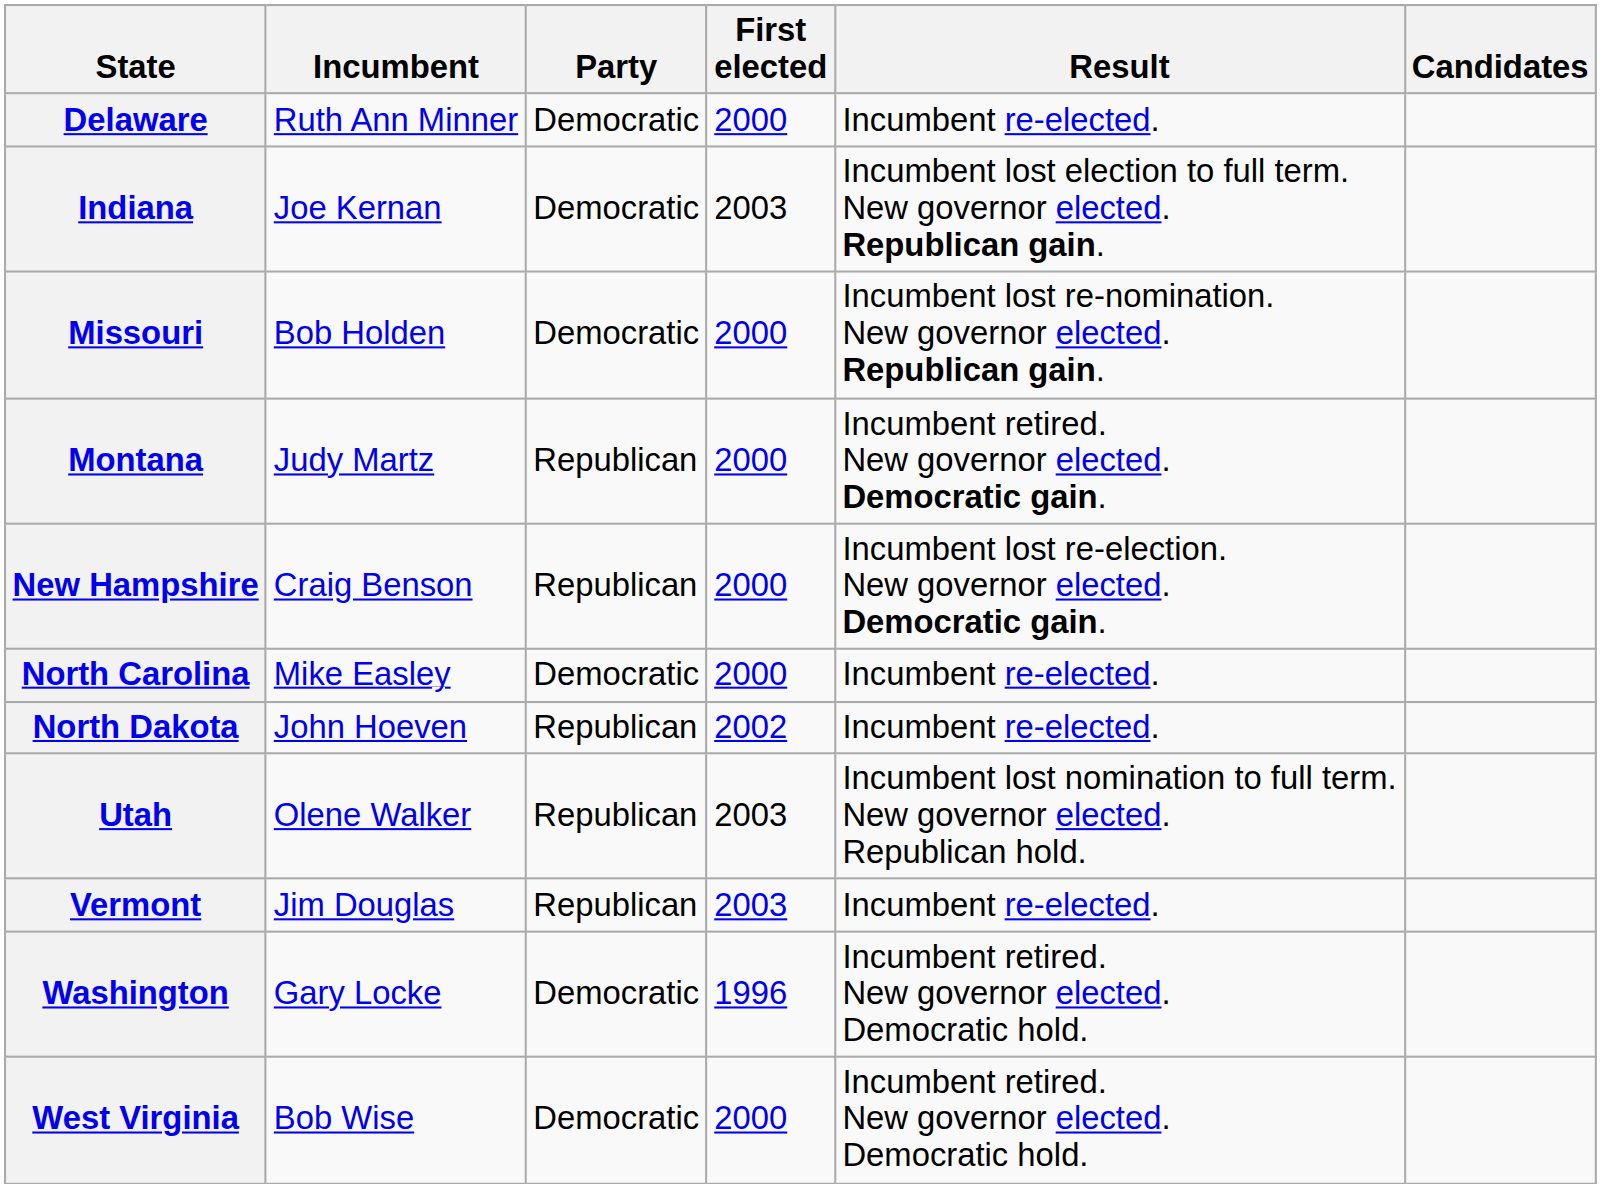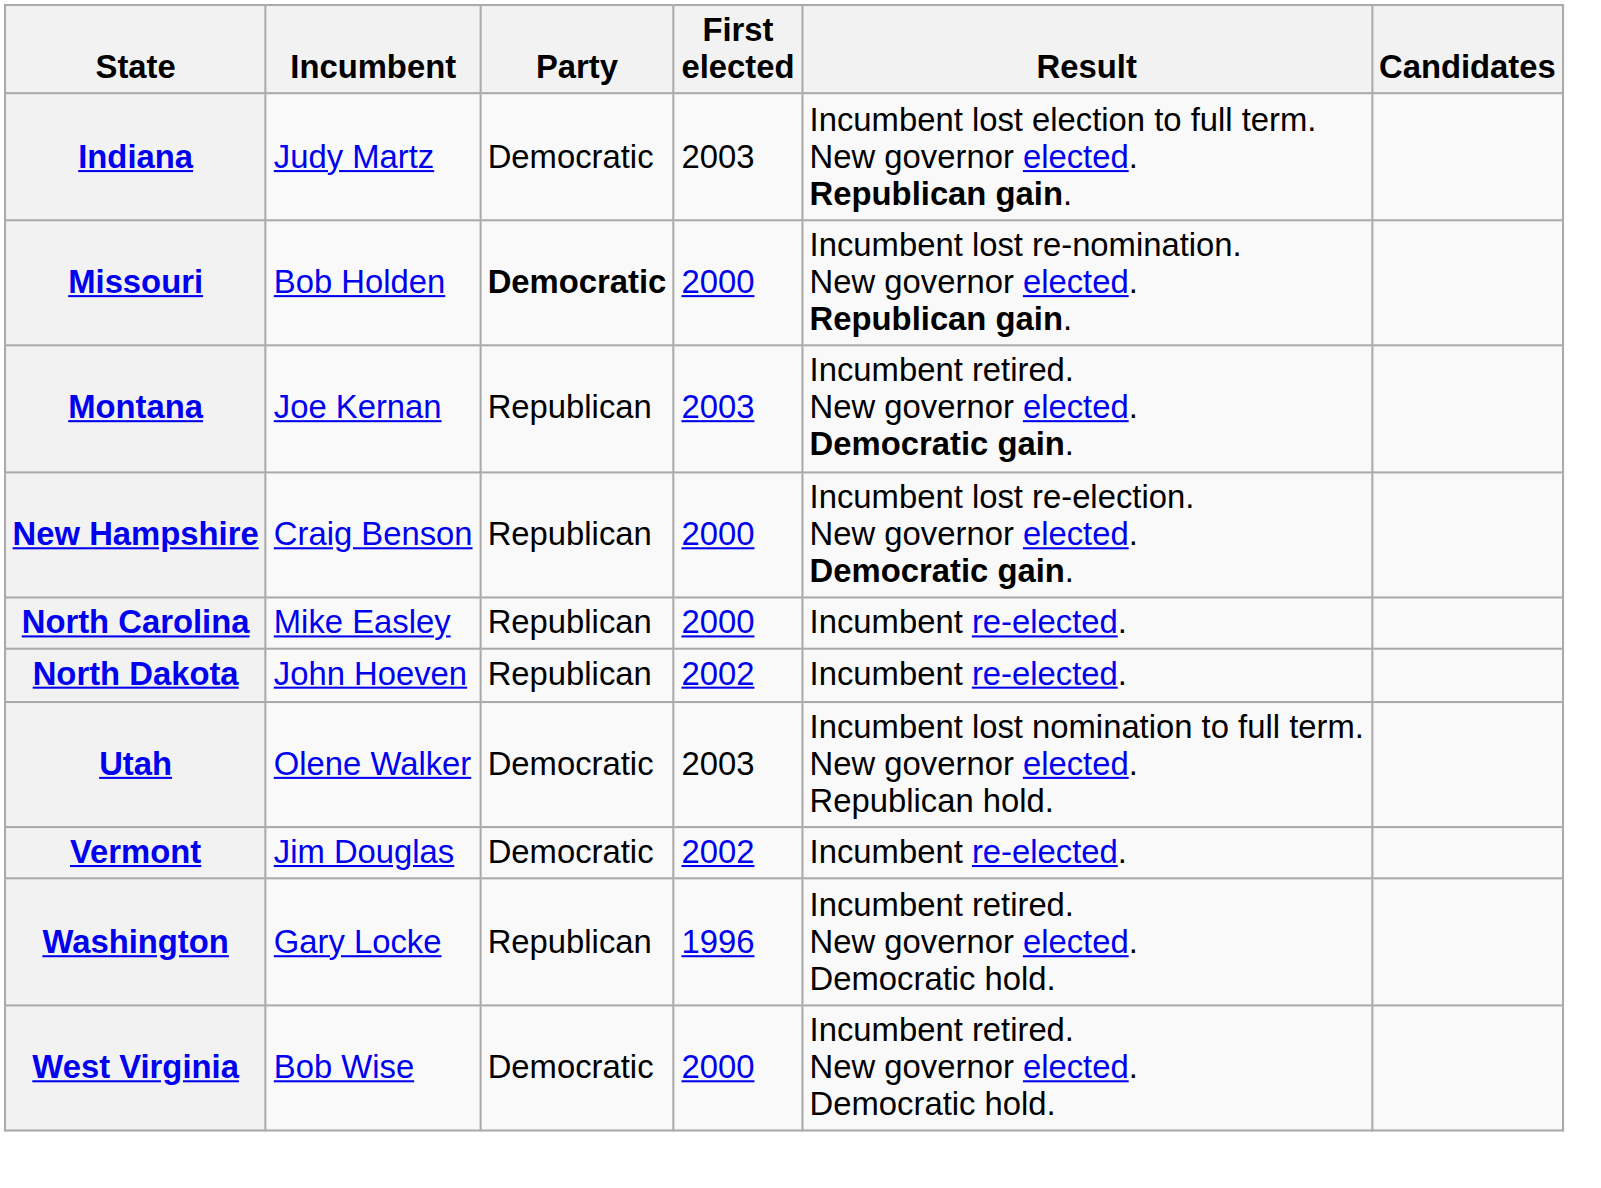- row: (136, 119)
(358, 208) Joe Kernan -> (354, 156) Judy Martz
(616, 334) normal -> (577, 282) bold
(354, 459) Judy Martz -> (358, 407) Joe Kernan
(751, 459) 2000 -> (718, 407) 2003
(616, 674) Democratic -> (570, 622) Republican
(615, 815) Republican -> (571, 763) Democratic
(615, 904) Republican -> (571, 852) Democratic
(751, 904) 2003 -> (718, 852) 2002
(616, 993) Democratic -> (570, 941) Republican
